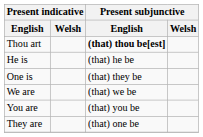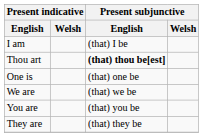+ row: (16, 44)
- row: (17, 60)
(115, 76) (that) they be -> (114, 76) (that) one be
(114, 124) (that) one be -> (115, 124) (that) they be
